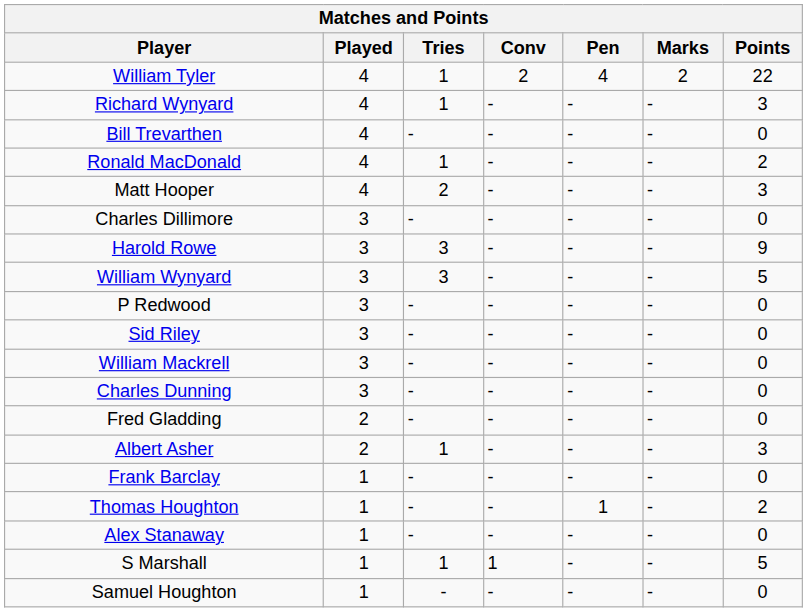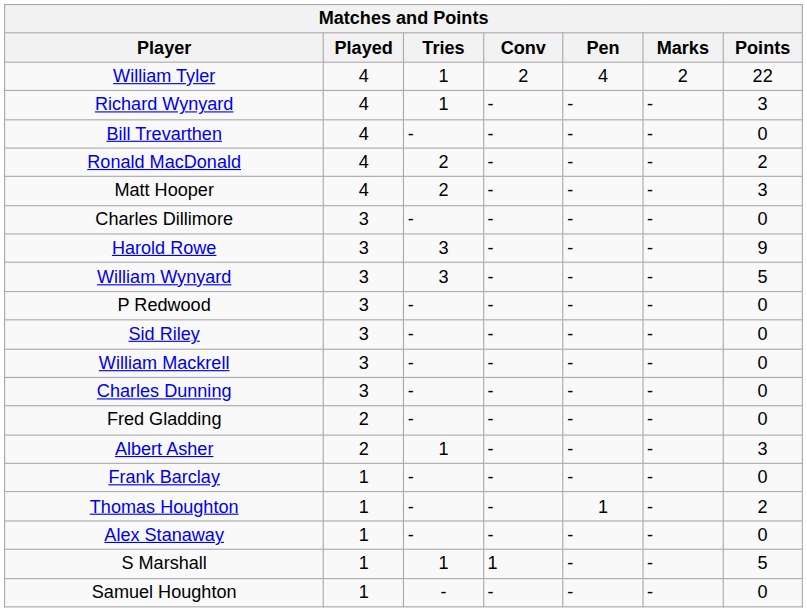(443, 162) 1 -> (443, 162) 2
